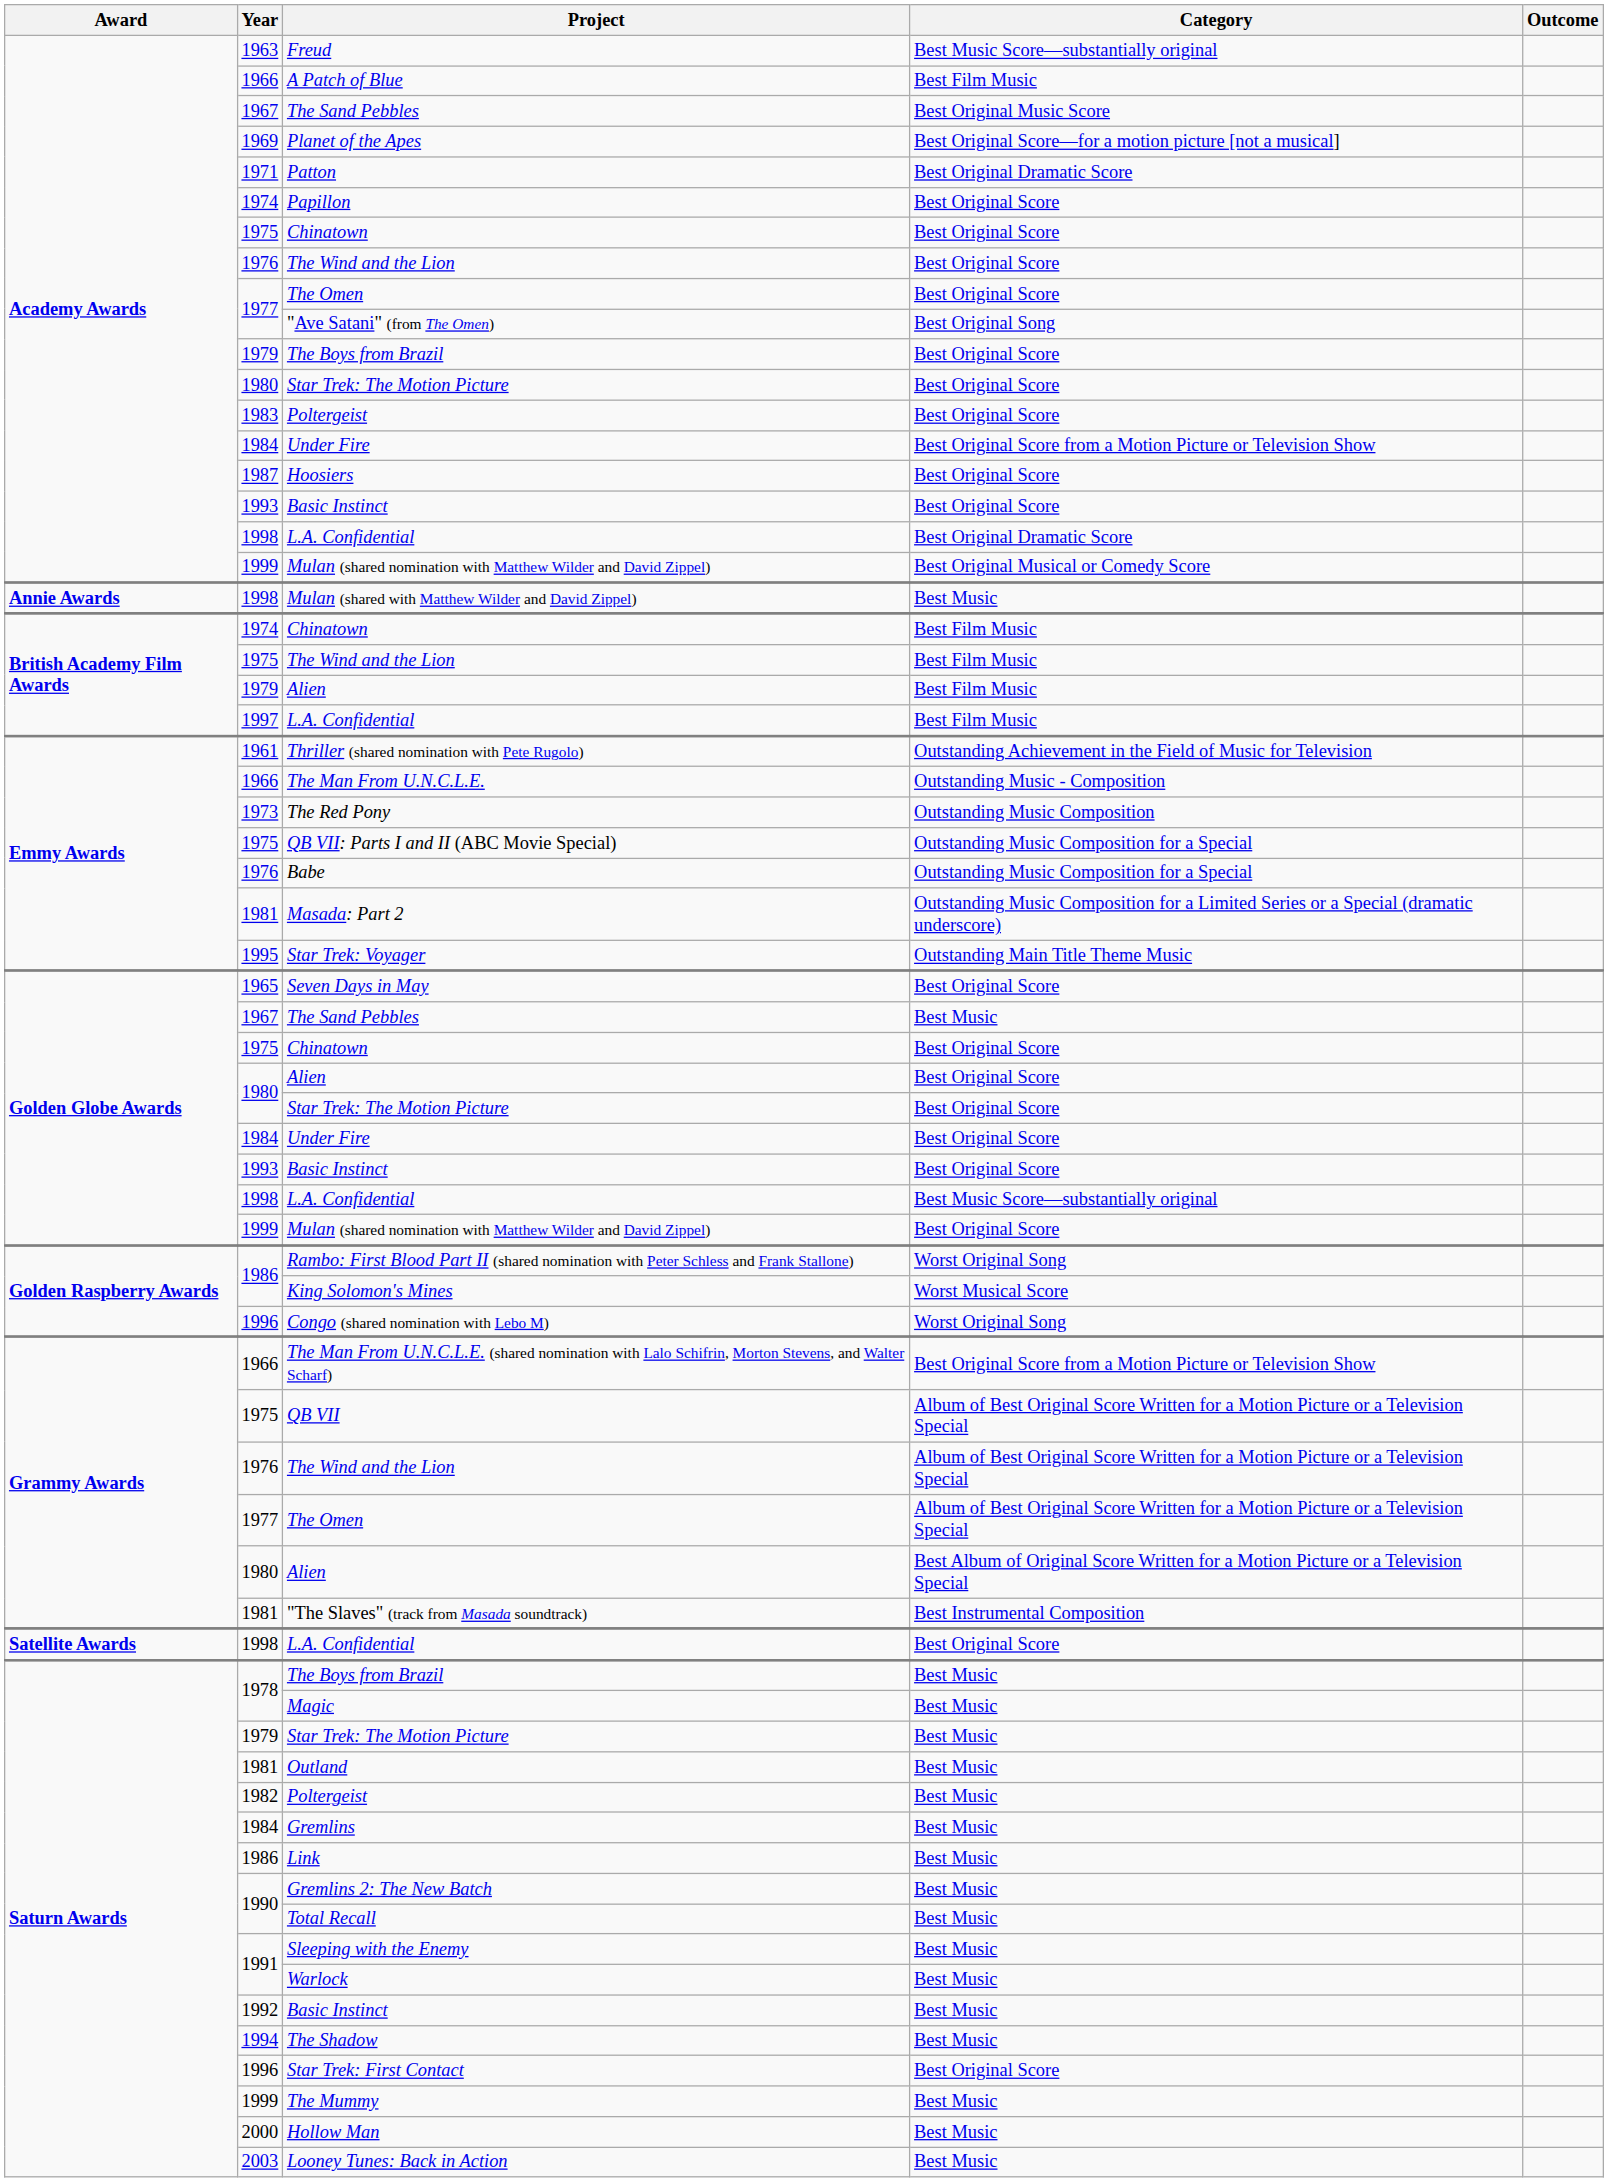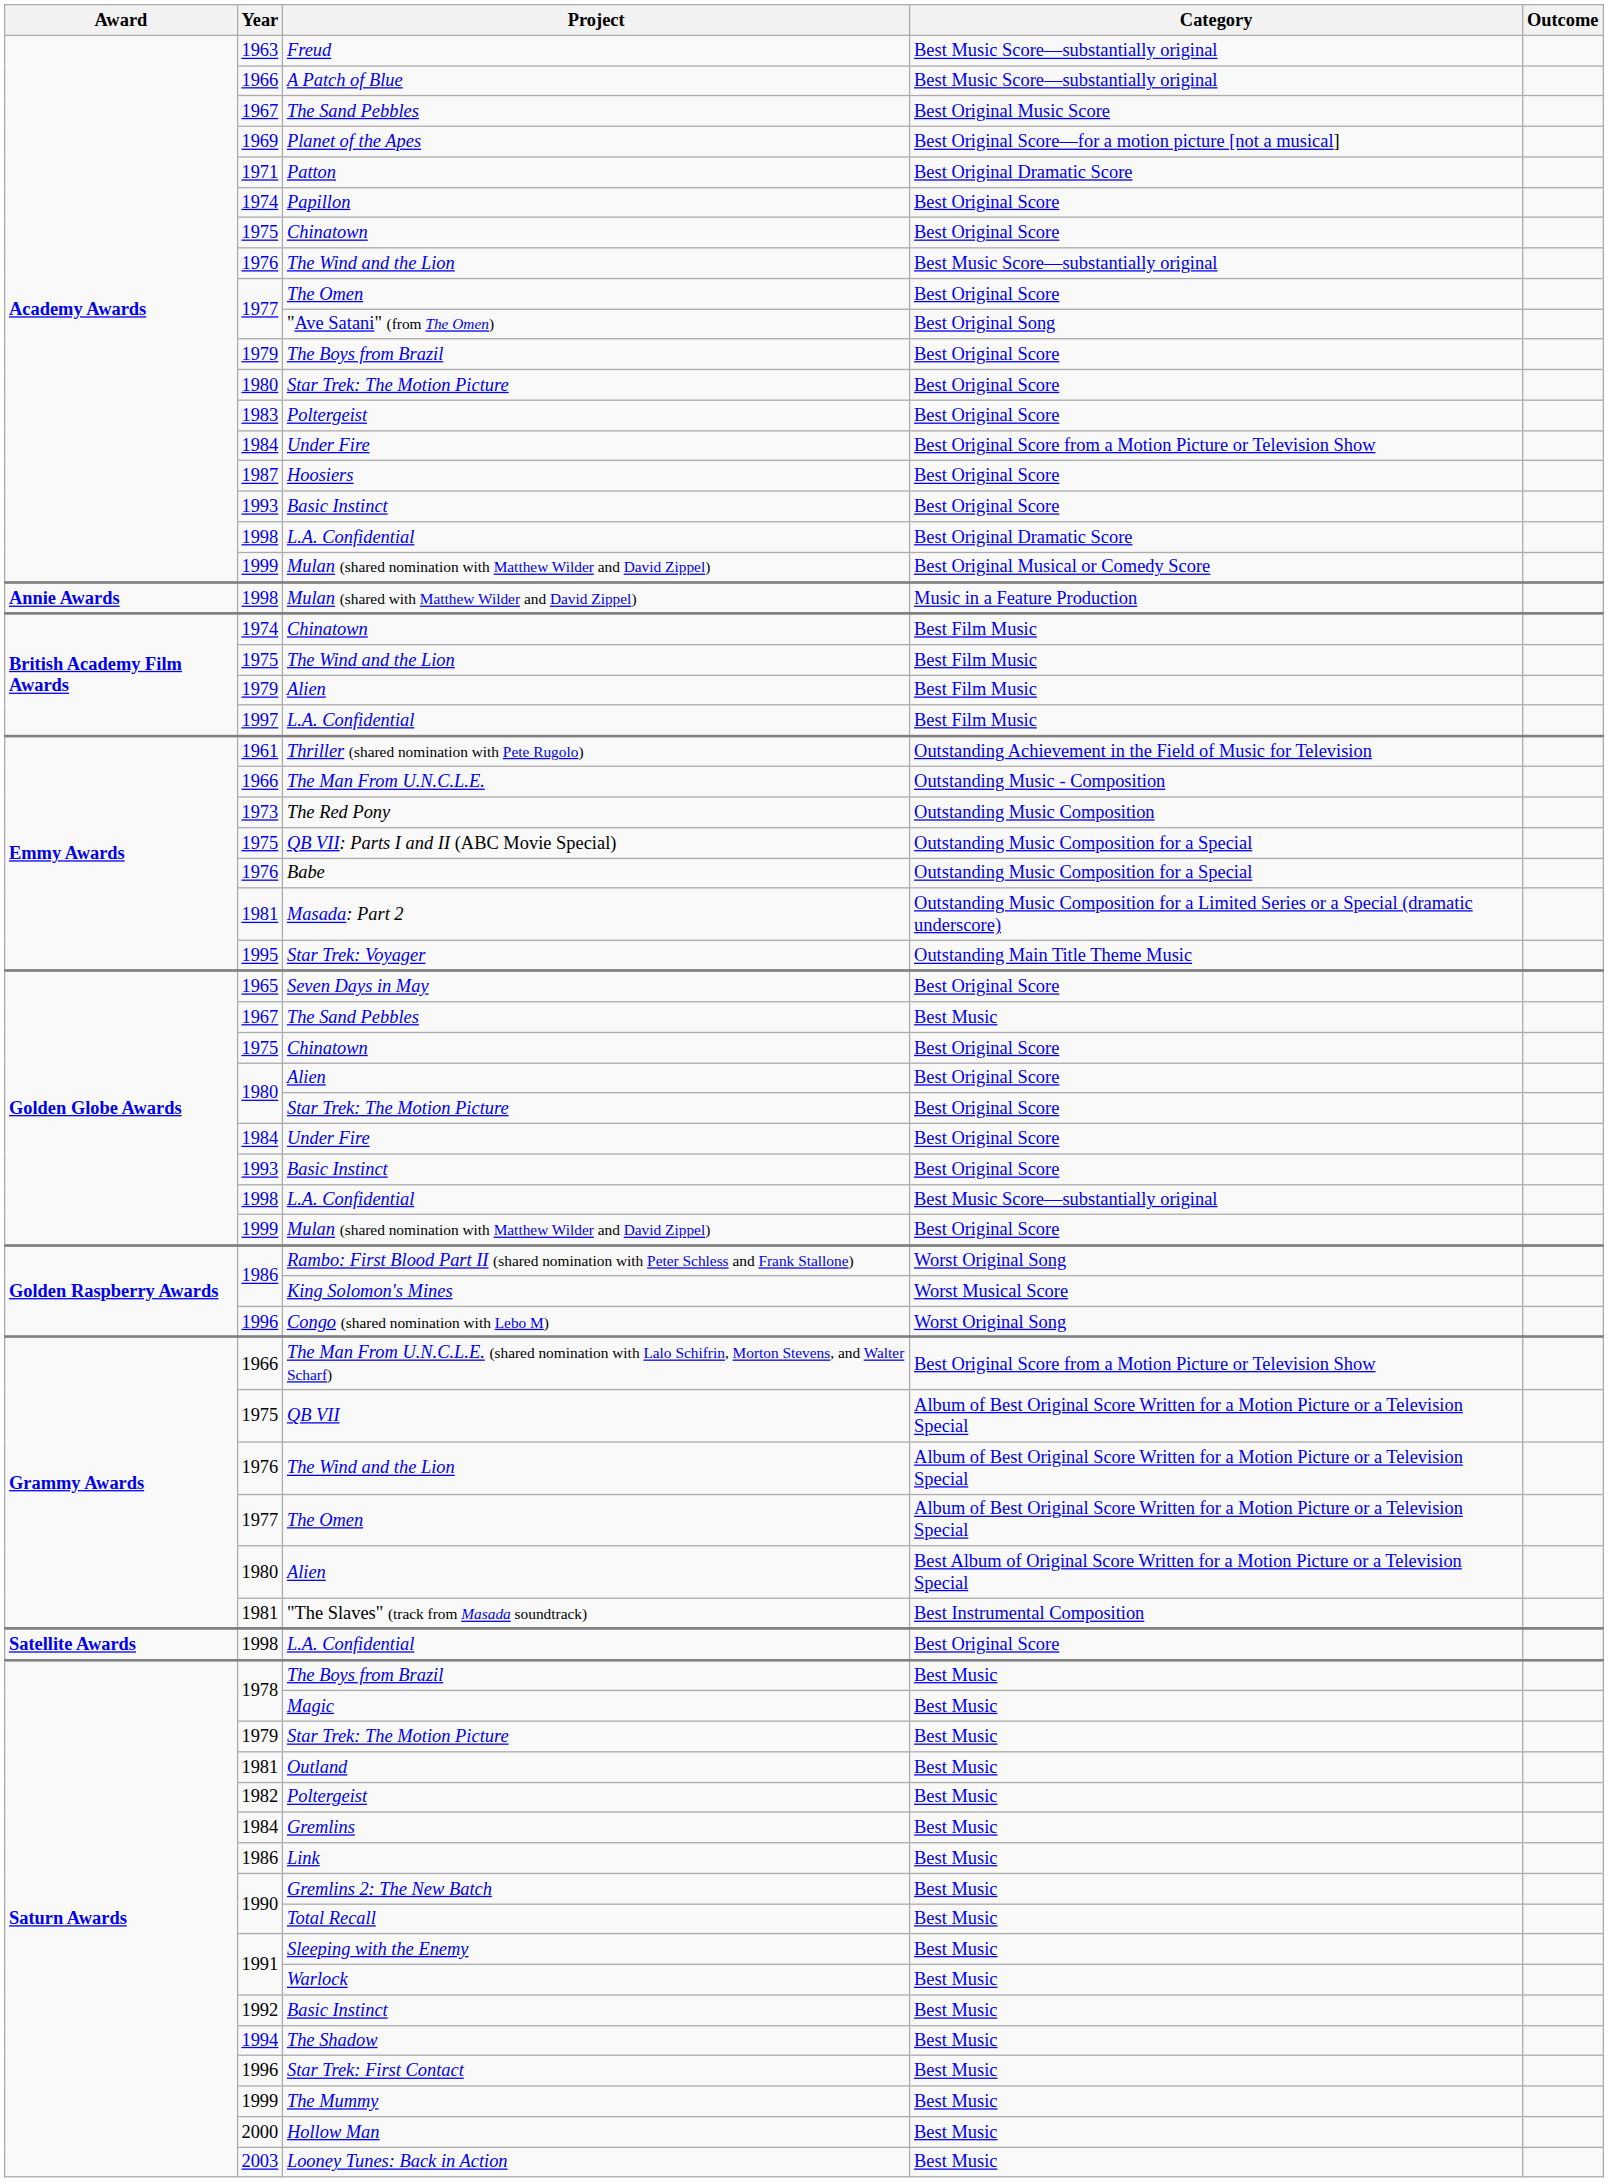(975, 80) Best Film Music -> (1066, 80) Best Music Score—substantially original
(987, 263) Best Original Score -> (1066, 263) Best Music Score—substantially original
(956, 598) Best Music -> (1026, 598) Music in a Feature Production
(987, 2070) Best Original Score -> (956, 2070) Best Music
